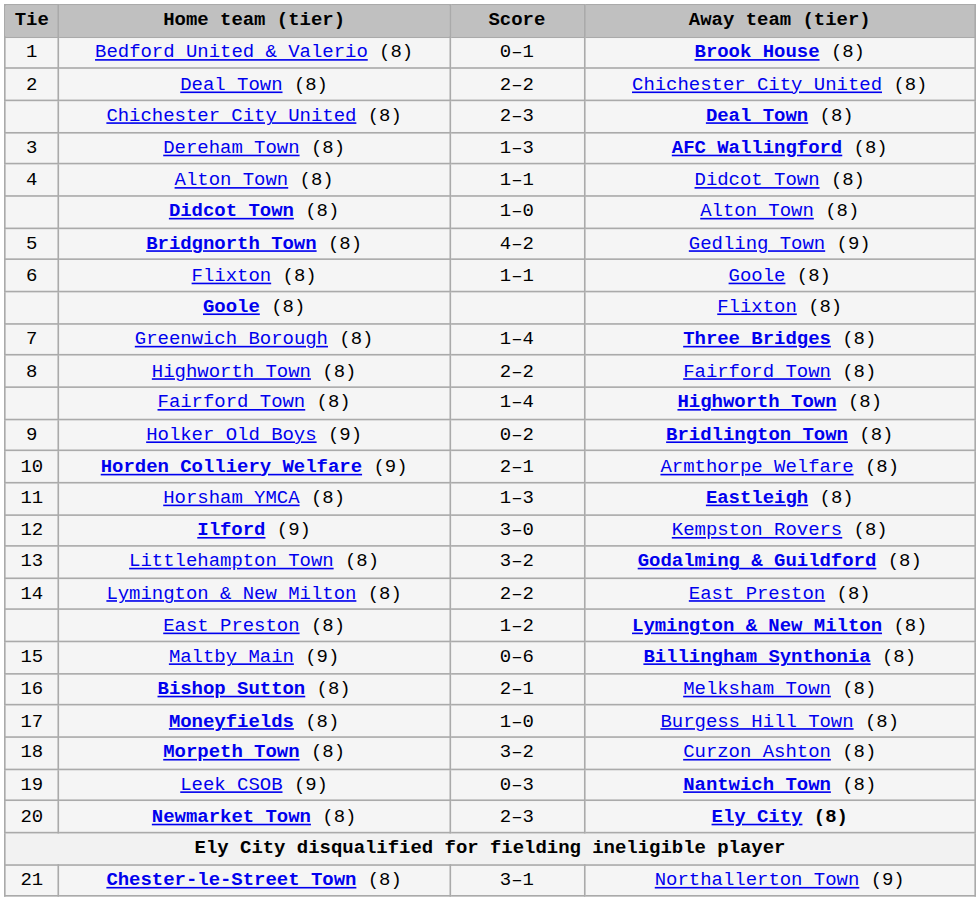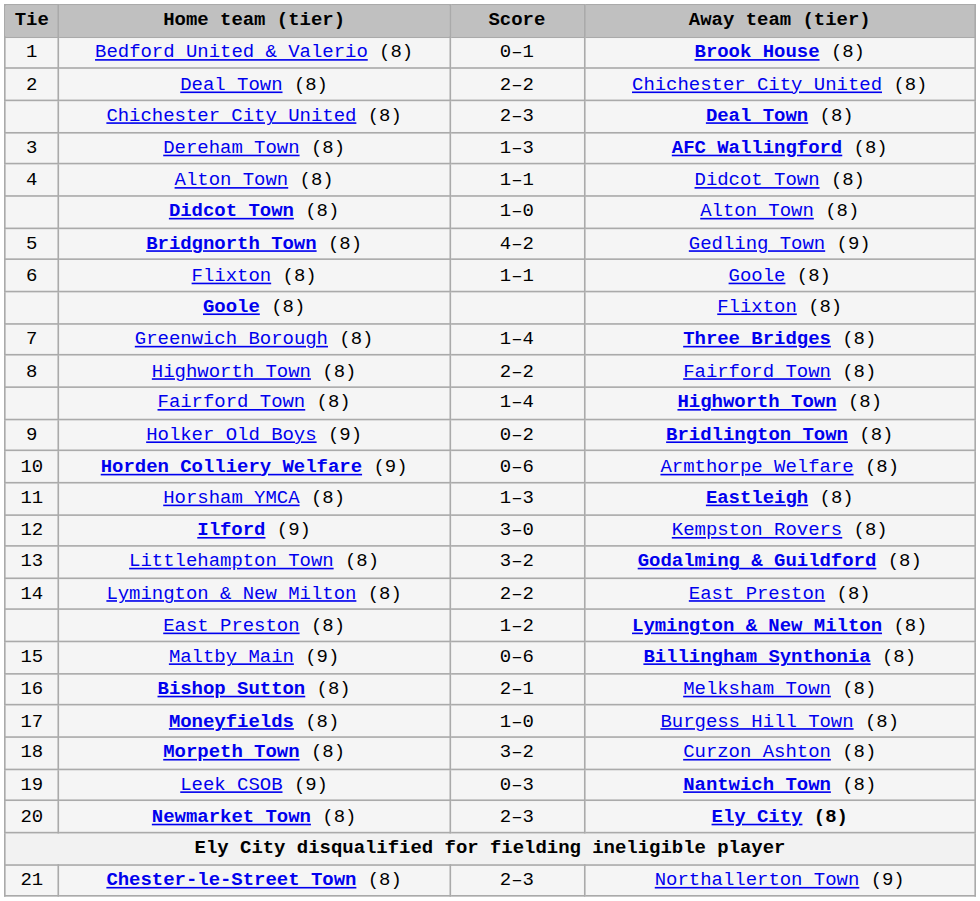(517, 466) 2–1 -> (517, 466) 0–6
(517, 880) 3–1 -> (517, 880) 2–3
